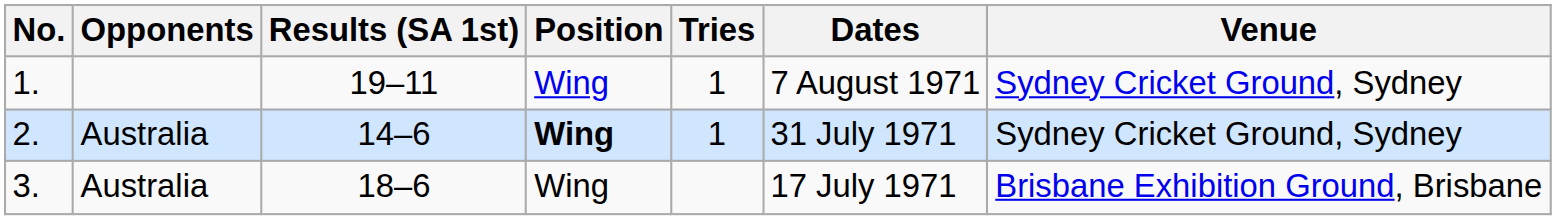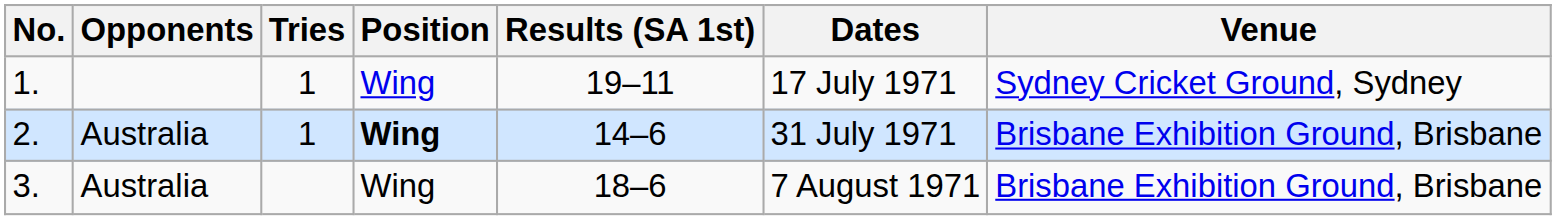columns swapped: (394, 30) <-> (717, 30)
(875, 82) 7 August 1971 -> (863, 82) 17 July 1971
(1229, 134) Sydney Cricket Ground, Sydney -> (1269, 134) Brisbane Exhibition Ground, Brisbane
(863, 186) 17 July 1971 -> (875, 186) 7 August 1971
